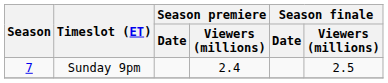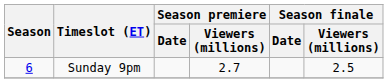(29, 68) 7 -> (29, 68) 6
(229, 68) 2.4 -> (229, 68) 2.7
